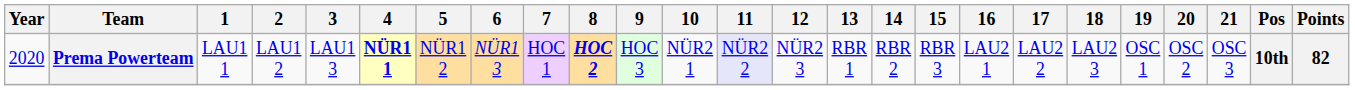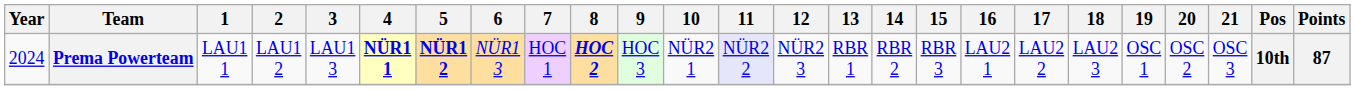(27, 58) 2020 -> (27, 58) 2024
(443, 58) normal -> (443, 58) bold
(1321, 58) 82 -> (1322, 58) 87
